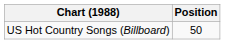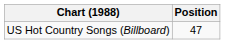(196, 30) 50 -> (196, 30) 47
